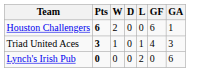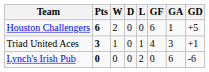+ column: (195, 12)
